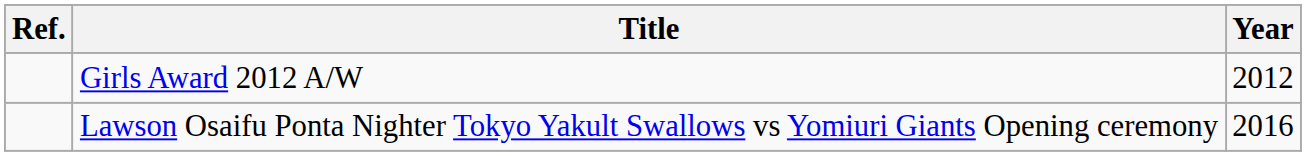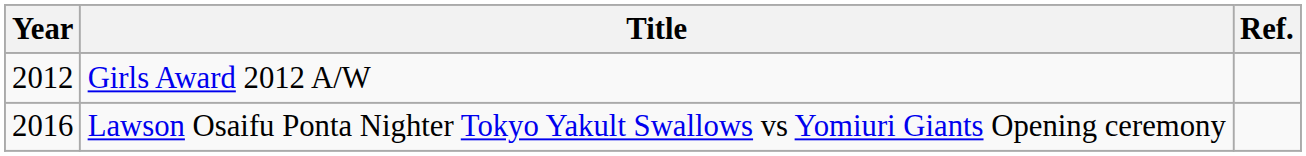columns swapped: (1263, 28) <-> (39, 28)
